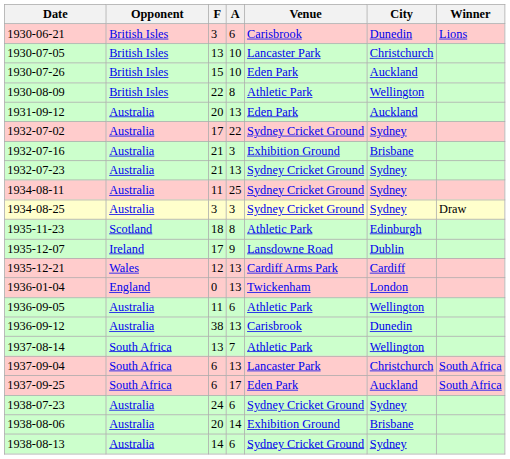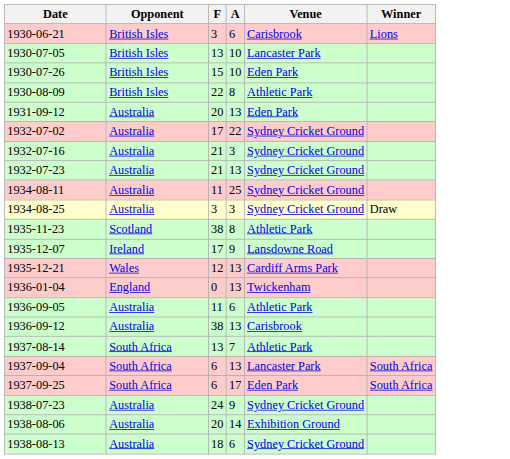- column: (402, 14)
(293, 151) Exhibition Ground -> (306, 151) Sydney Cricket Ground
(217, 229) 18 -> (217, 229) 38
(232, 405) 6 -> (232, 405) 9
(217, 444) 14 -> (217, 444) 18
